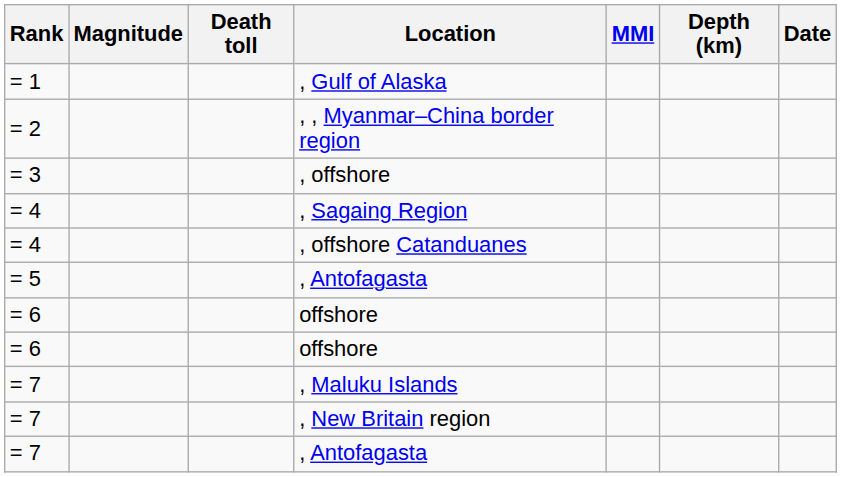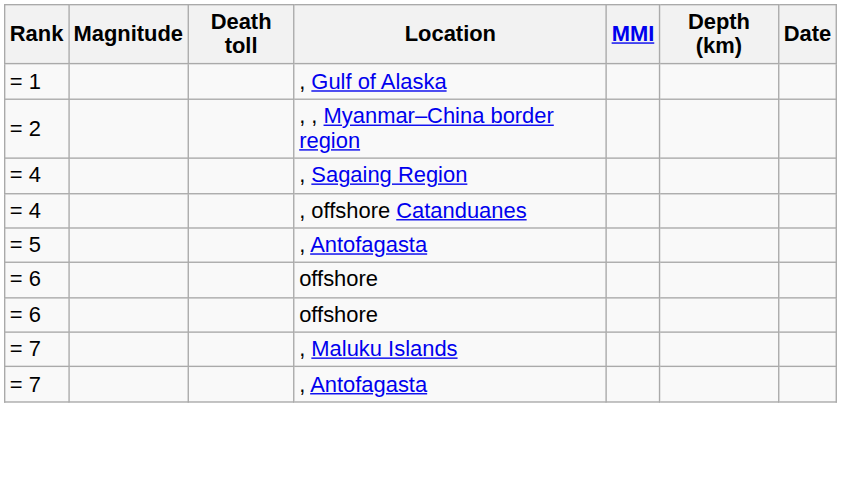- row: (25, 175)
- row: (25, 418)
